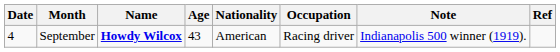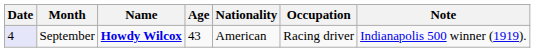- column: (542, 14)
(11, 36) no background -> (11, 36) lavender background
